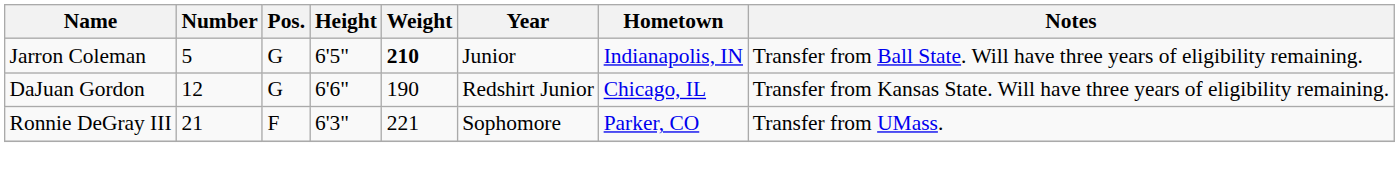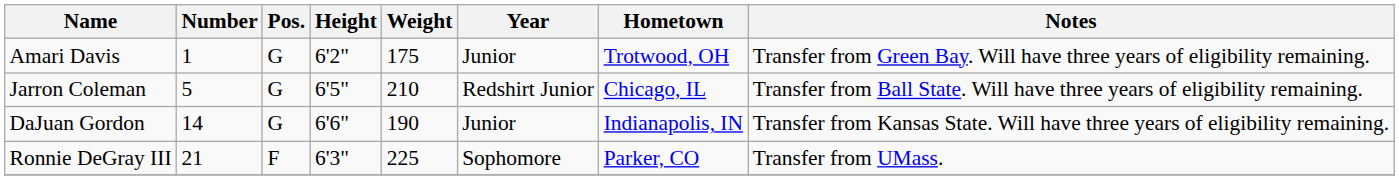+ row: (65, 55)
(403, 55) bold -> (403, 89) normal
(489, 55) Junior -> (528, 89) Redshirt Junior
(673, 55) Indianapolis, IN -> (655, 89) Chicago, IL
(192, 89) 12 -> (192, 123) 14
(528, 89) Redshirt Junior -> (489, 123) Junior
(655, 89) Chicago, IL -> (673, 123) Indianapolis, IN
(403, 123) 221 -> (403, 157) 225
